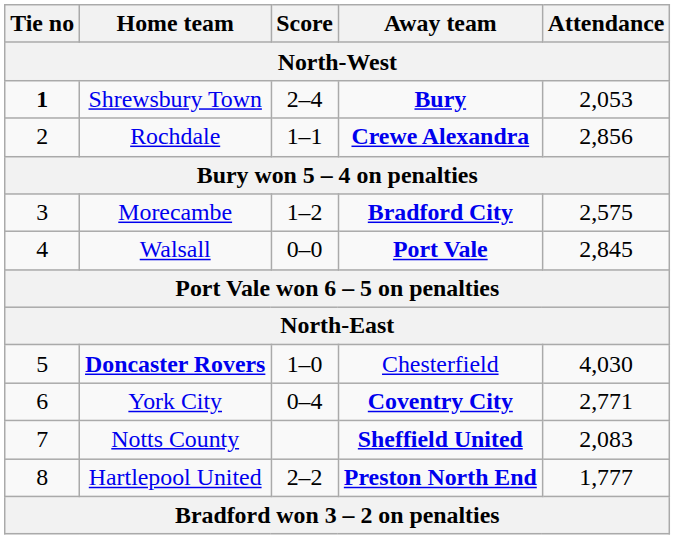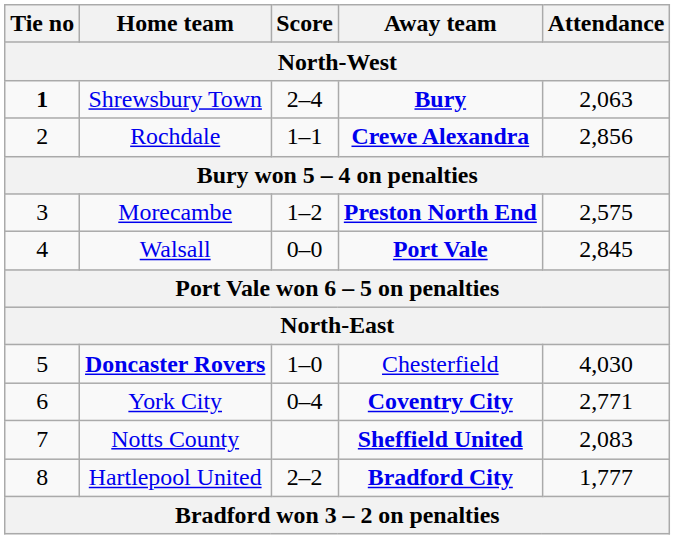(606, 99) 2,053 -> (606, 99) 2,063
(440, 212) Bradford City -> (440, 212) Preston North End
(440, 477) Preston North End -> (440, 477) Bradford City
